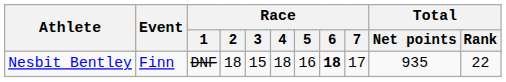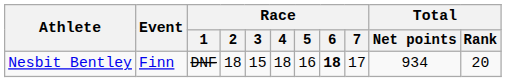(415, 63) 935 -> (415, 63) 934
(480, 63) 22 -> (480, 63) 20
